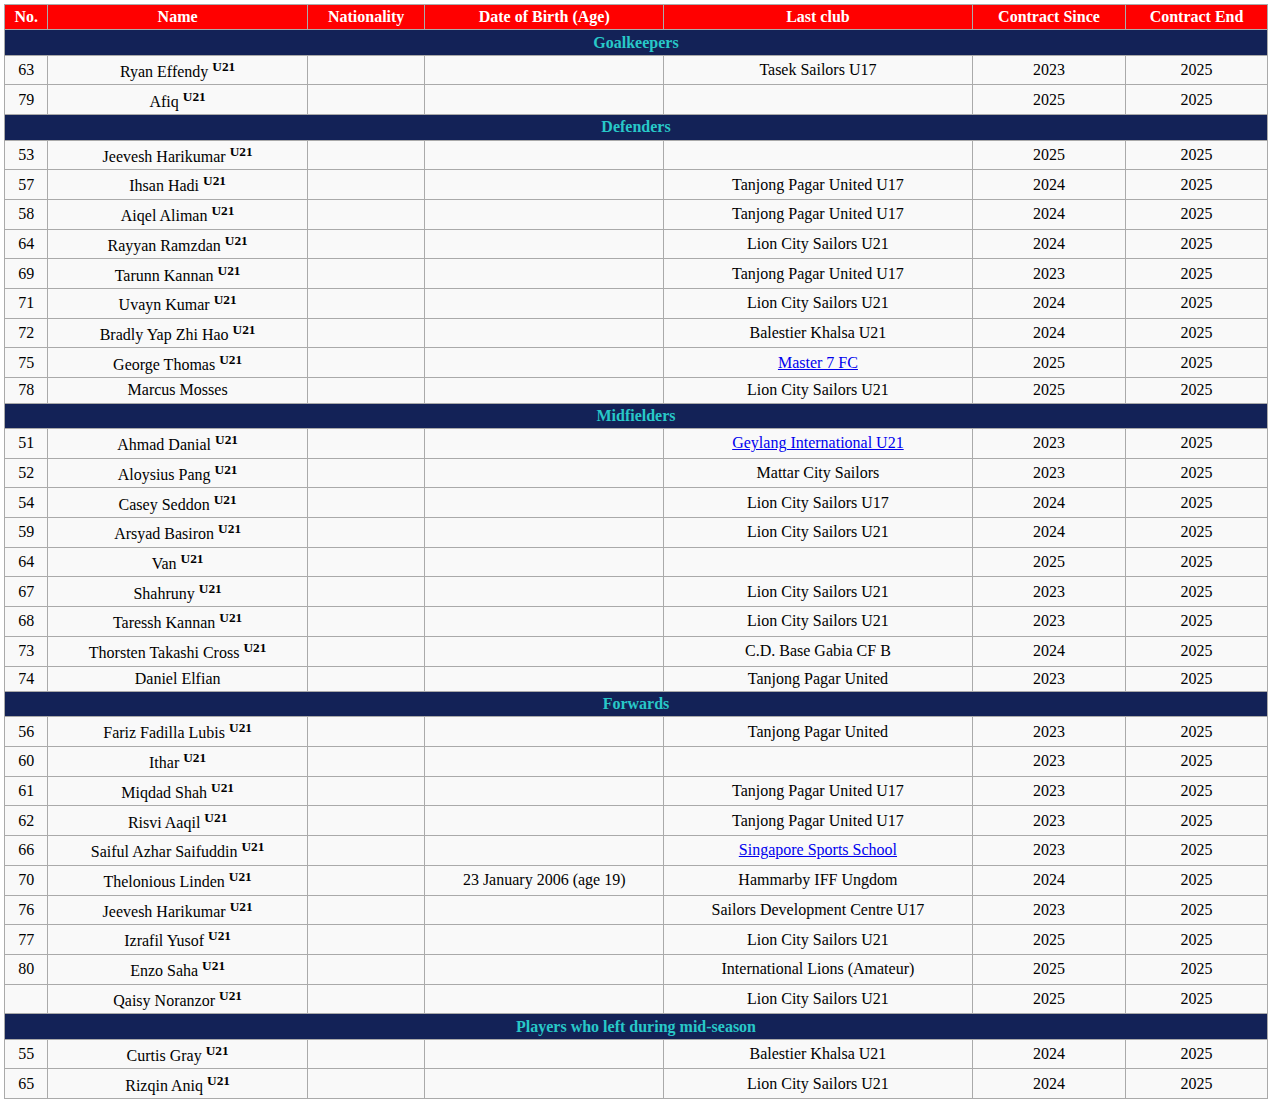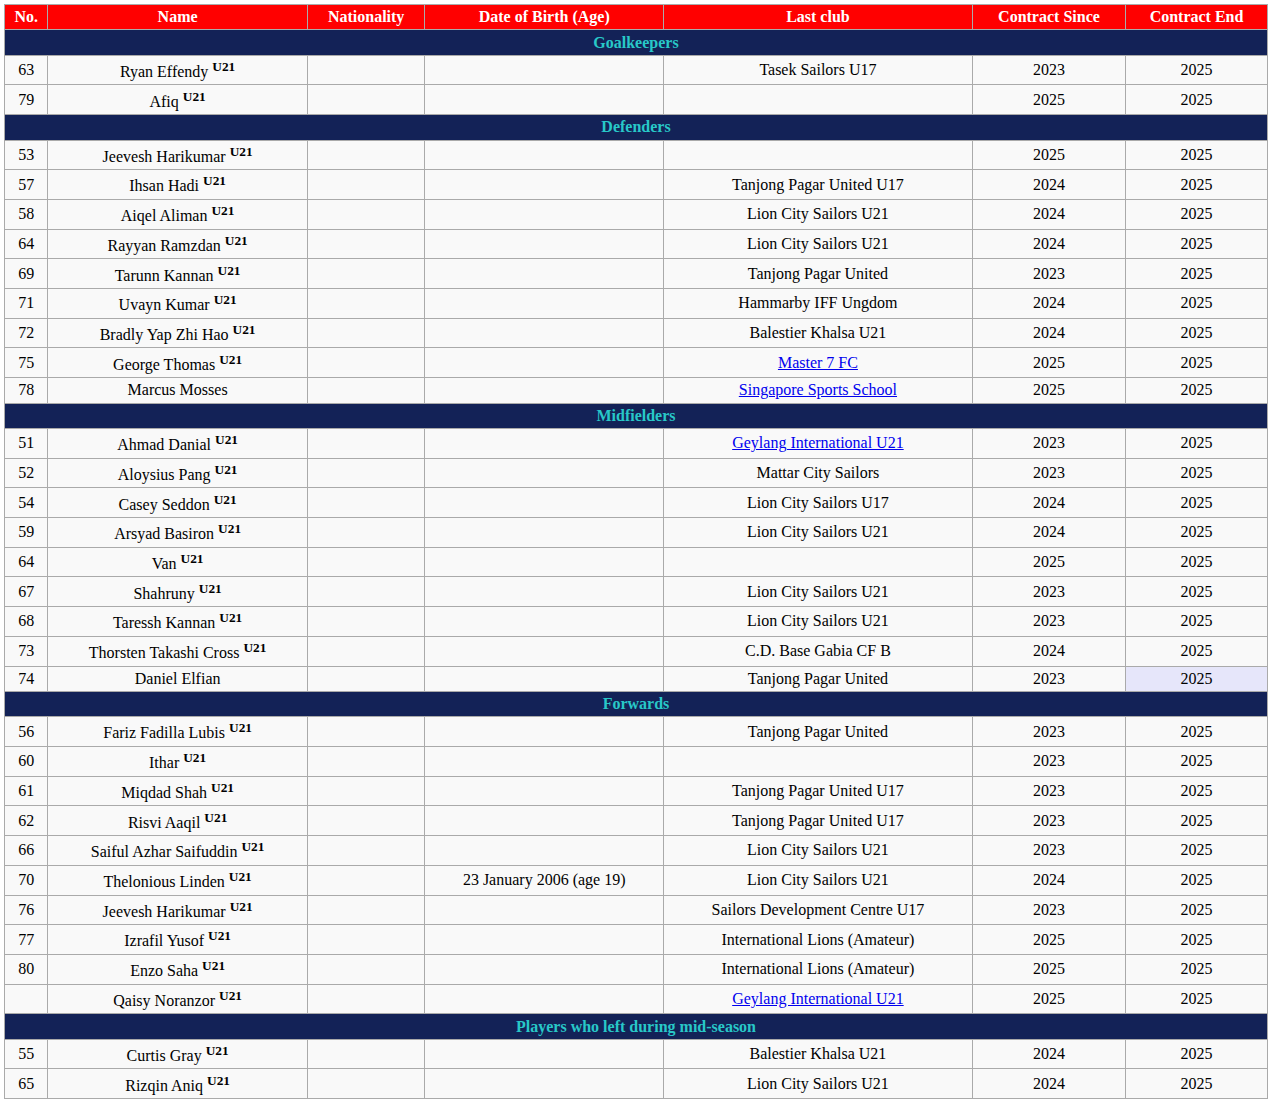(818, 214) Tanjong Pagar United U17 -> (818, 214) Lion City Sailors U21
(818, 273) Tanjong Pagar United U17 -> (818, 273) Tanjong Pagar United
(818, 303) Lion City Sailors U21 -> (818, 303) Hammarby IFF Ungdom
(818, 390) Lion City Sailors U21 -> (818, 390) Singapore Sports School
(1197, 678) no background -> (1197, 678) lavender background
(818, 850) Singapore Sports School -> (818, 850) Lion City Sailors U21
(818, 880) Hammarby IFF Ungdom -> (818, 880) Lion City Sailors U21
(818, 939) Lion City Sailors U21 -> (818, 939) International Lions (Amateur)
(818, 998) Lion City Sailors U21 -> (818, 998) Geylang International U21
